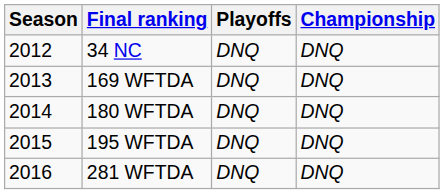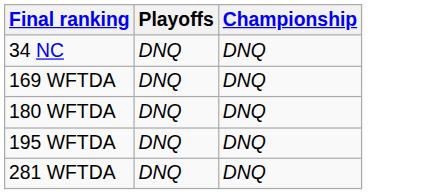- column: (44, 19)
